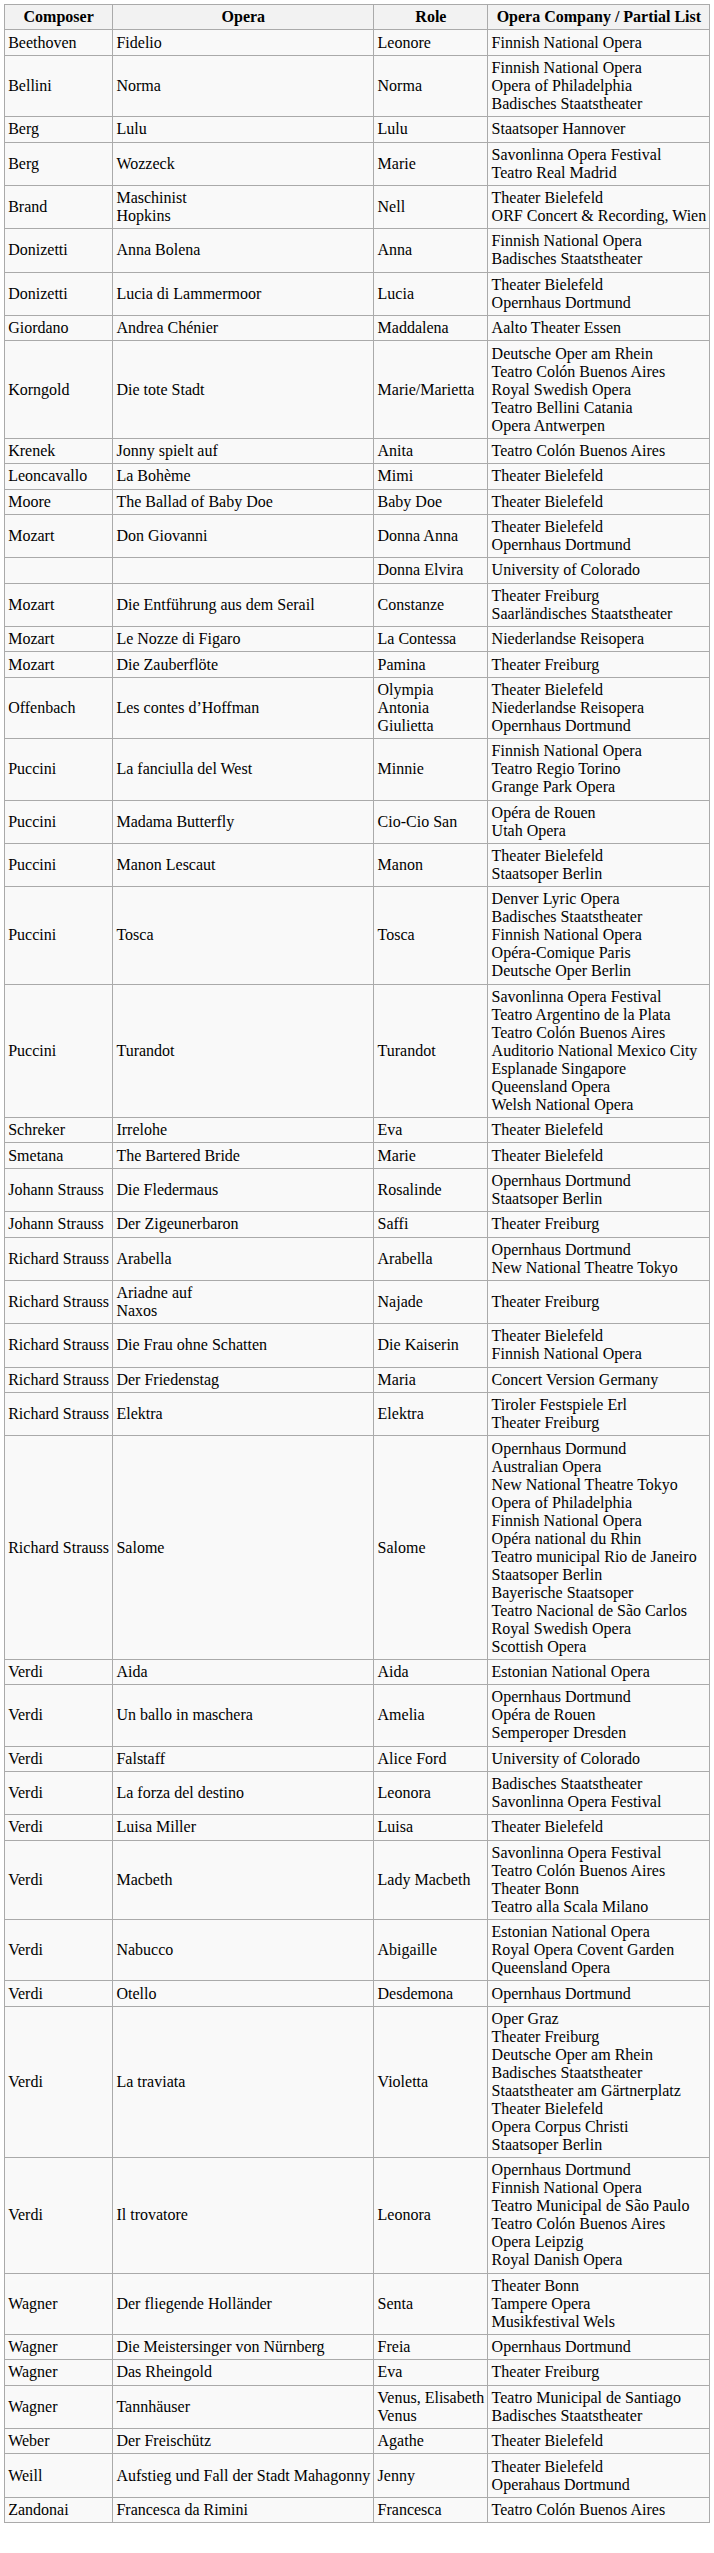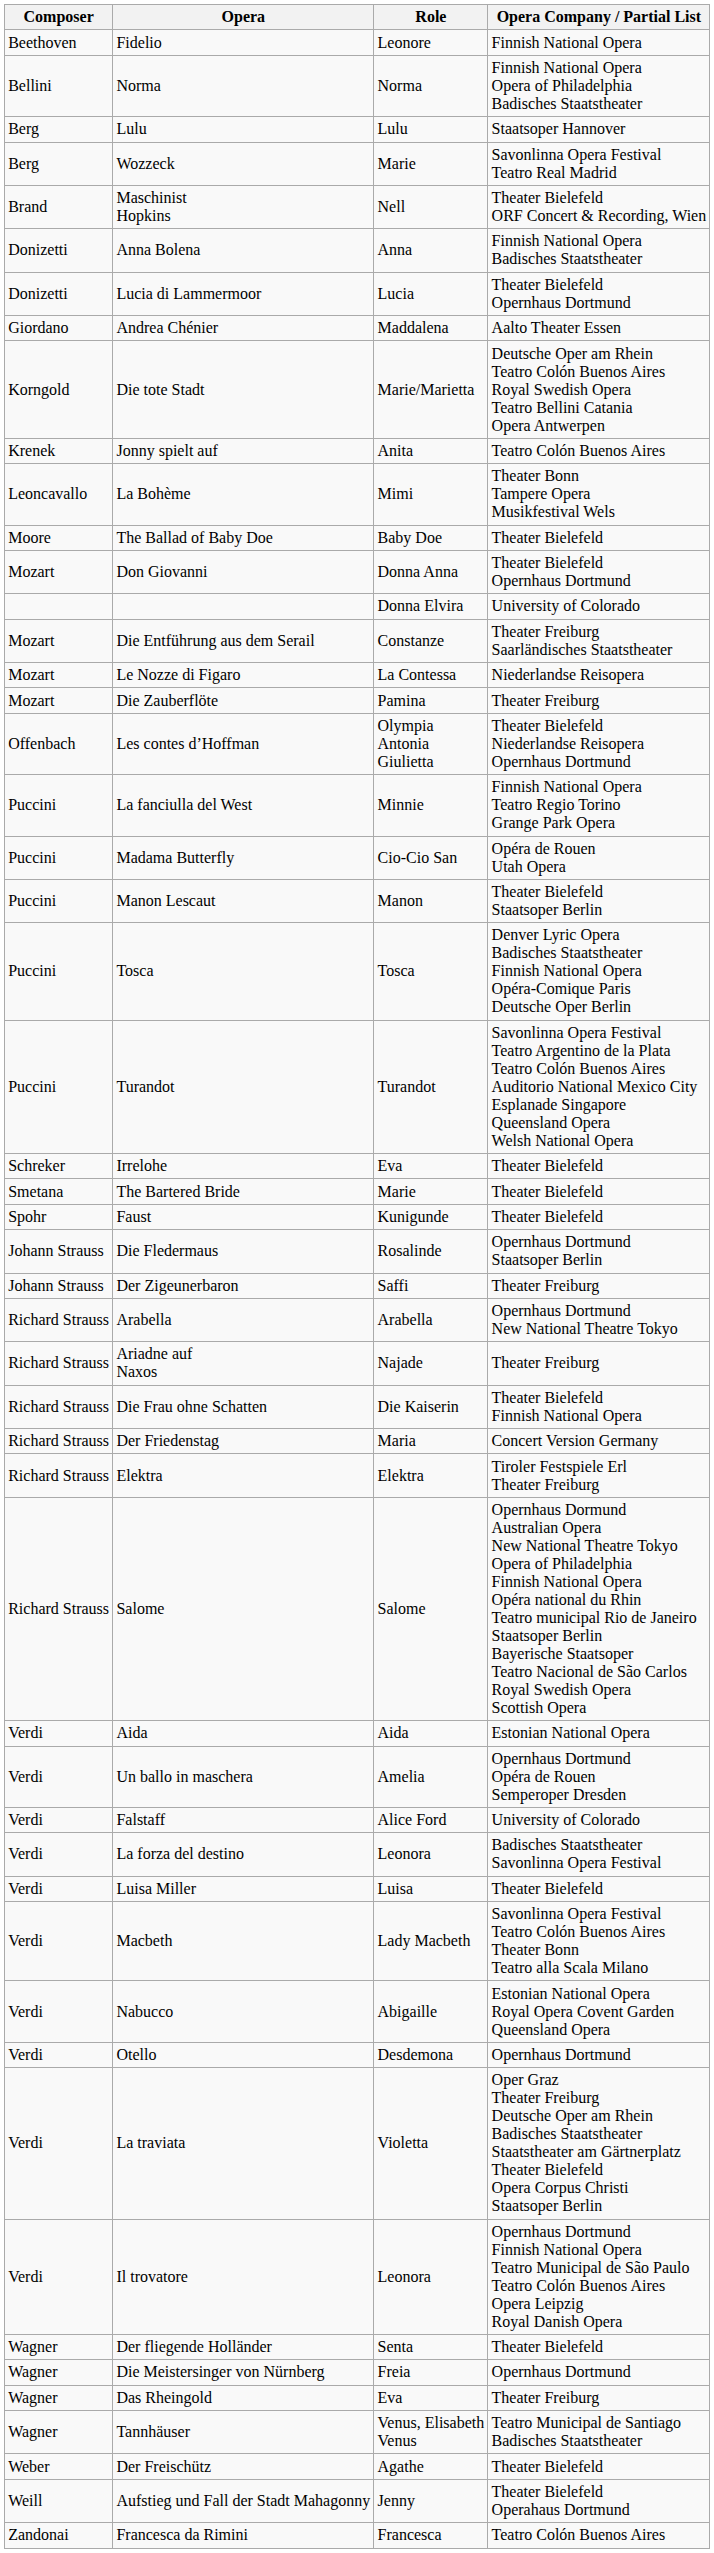(547, 476) Theater Bielefeld -> (553, 494) Theater Bonn Tampere Opera Musikfestival Wels
+ row: (134, 1216)
(553, 2303) Theater Bonn Tampere Opera Musikfestival Wels -> (547, 2347) Theater Bielefeld
